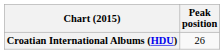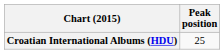(200, 40) 26 -> (200, 40) 25
